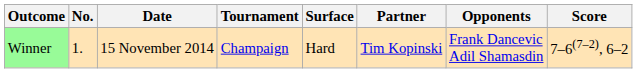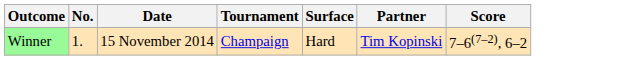- column: (496, 16)
